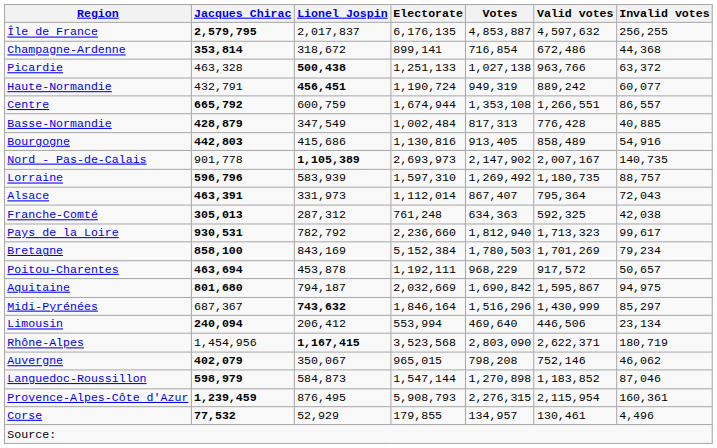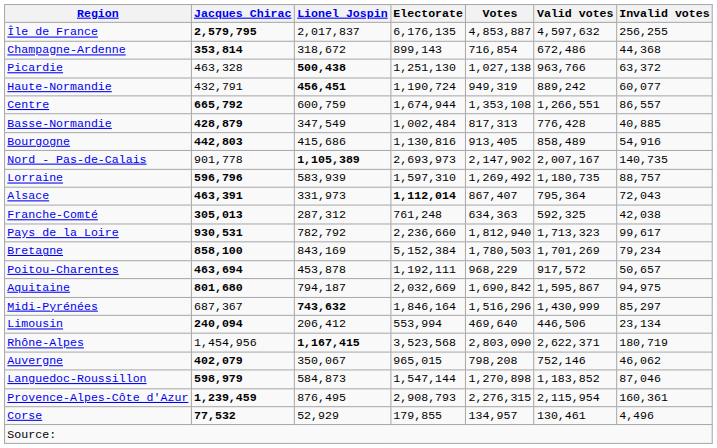(418, 50) 899,141 -> (418, 50) 899,143
(425, 69) 1,251,133 -> (425, 69) 1,251,130
(425, 196) normal -> (425, 196) bold
(425, 398) 5,908,793 -> (425, 398) 2,908,793
